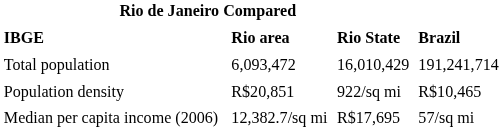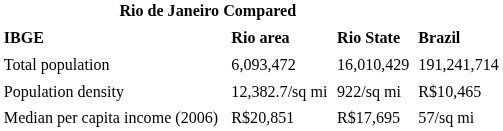(263, 91) R$20,851 -> (279, 91) 12,382.7/sq mi
(279, 118) 12,382.7/sq mi -> (263, 118) R$20,851
